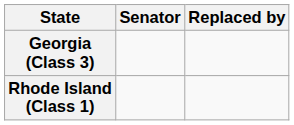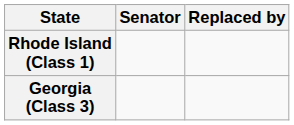rows swapped: (60, 52) <-> (60, 97)
